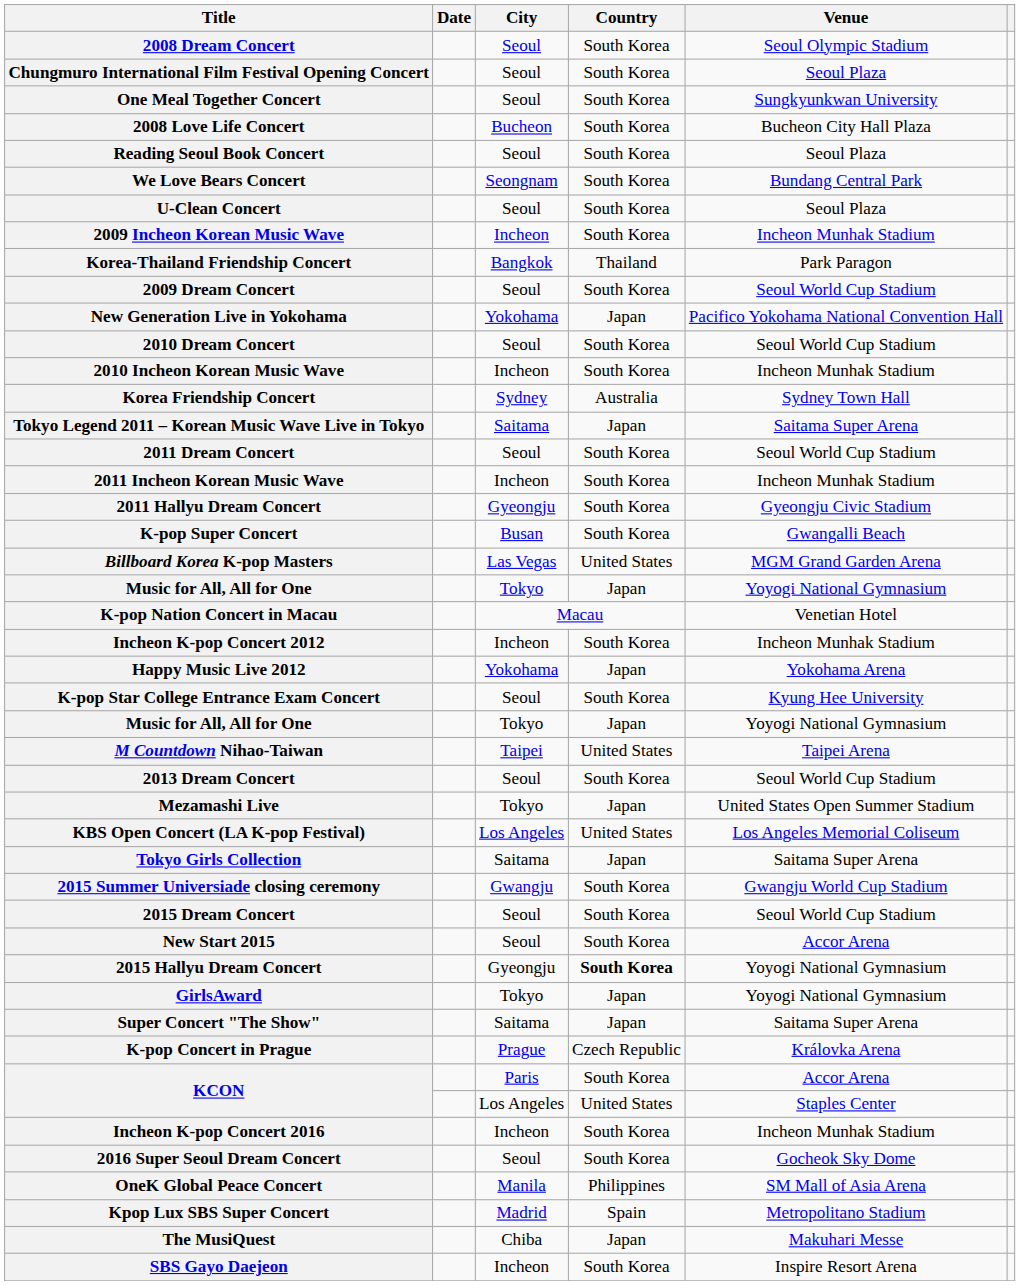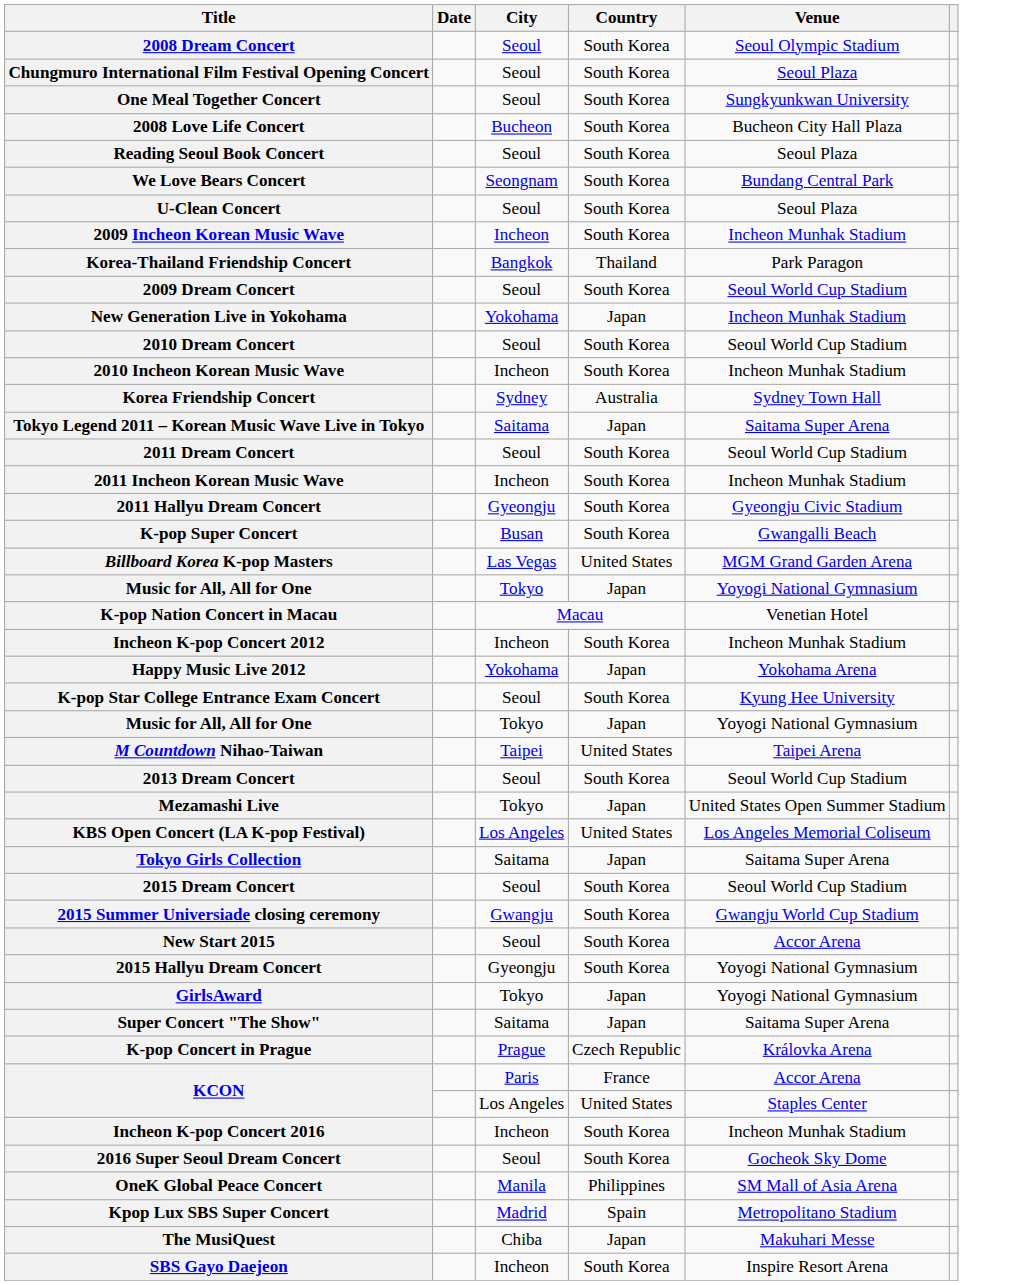(846, 316) Pacifico Yokohama National Convention Hall -> (817, 316) Incheon Munhak Stadium
rows swapped: (219, 914) <-> (219, 886)
(626, 968) bold -> (626, 968) normal
(626, 1076) South Korea -> (626, 1076) France
